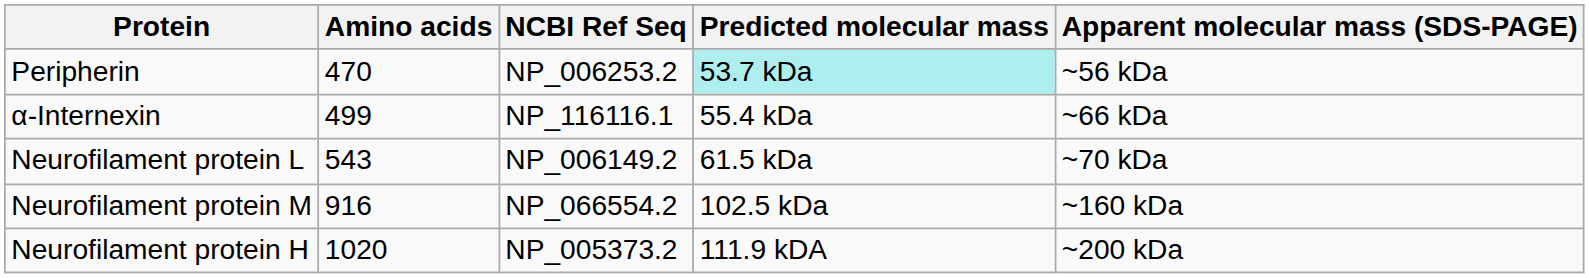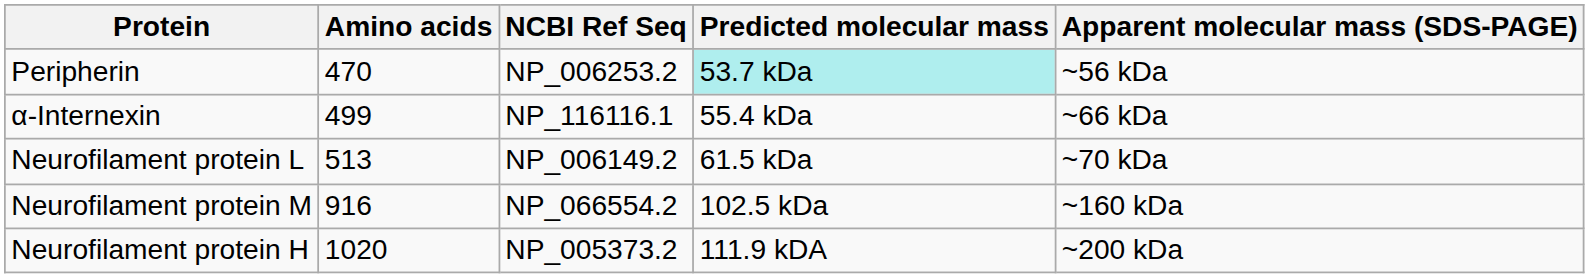(348, 160) 543 -> (348, 160) 513
